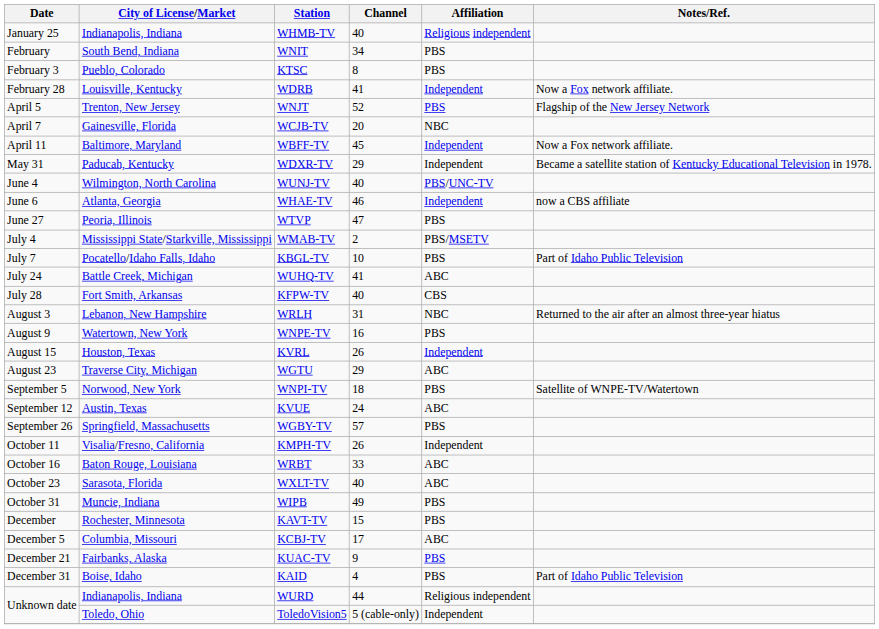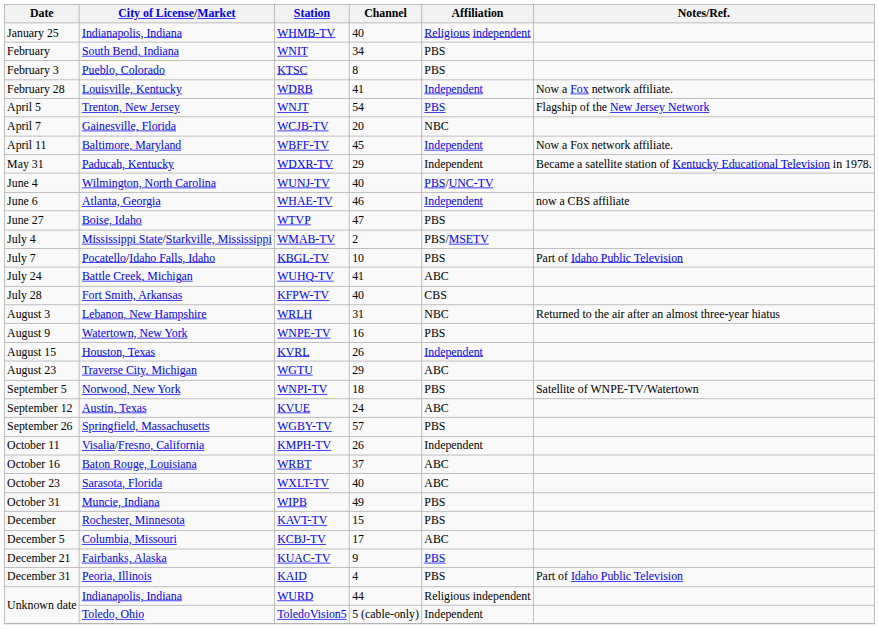(358, 107) 52 -> (358, 107) 54
(117, 220) Peoria, Illinois -> (112, 220) Boise, Idaho
(358, 464) 33 -> (358, 464) 37
(112, 577) Boise, Idaho -> (117, 577) Peoria, Illinois
